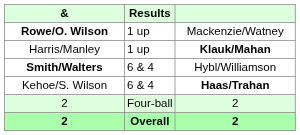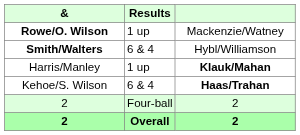rows swapped: (64, 67) <-> (64, 49)
